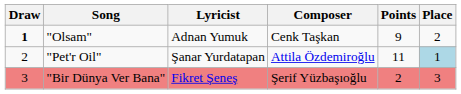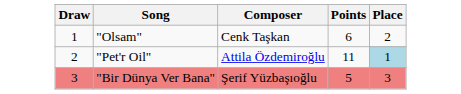- column: (218, 15)
(25, 36) bold -> (74, 36) normal
(398, 36) 9 -> (349, 36) 6
(398, 78) 2 -> (349, 78) 5
